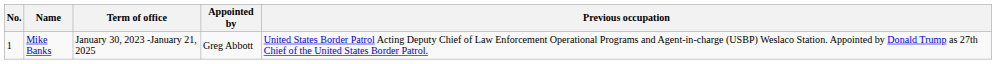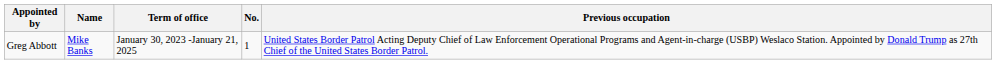columns swapped: (14, 18) <-> (231, 18)
